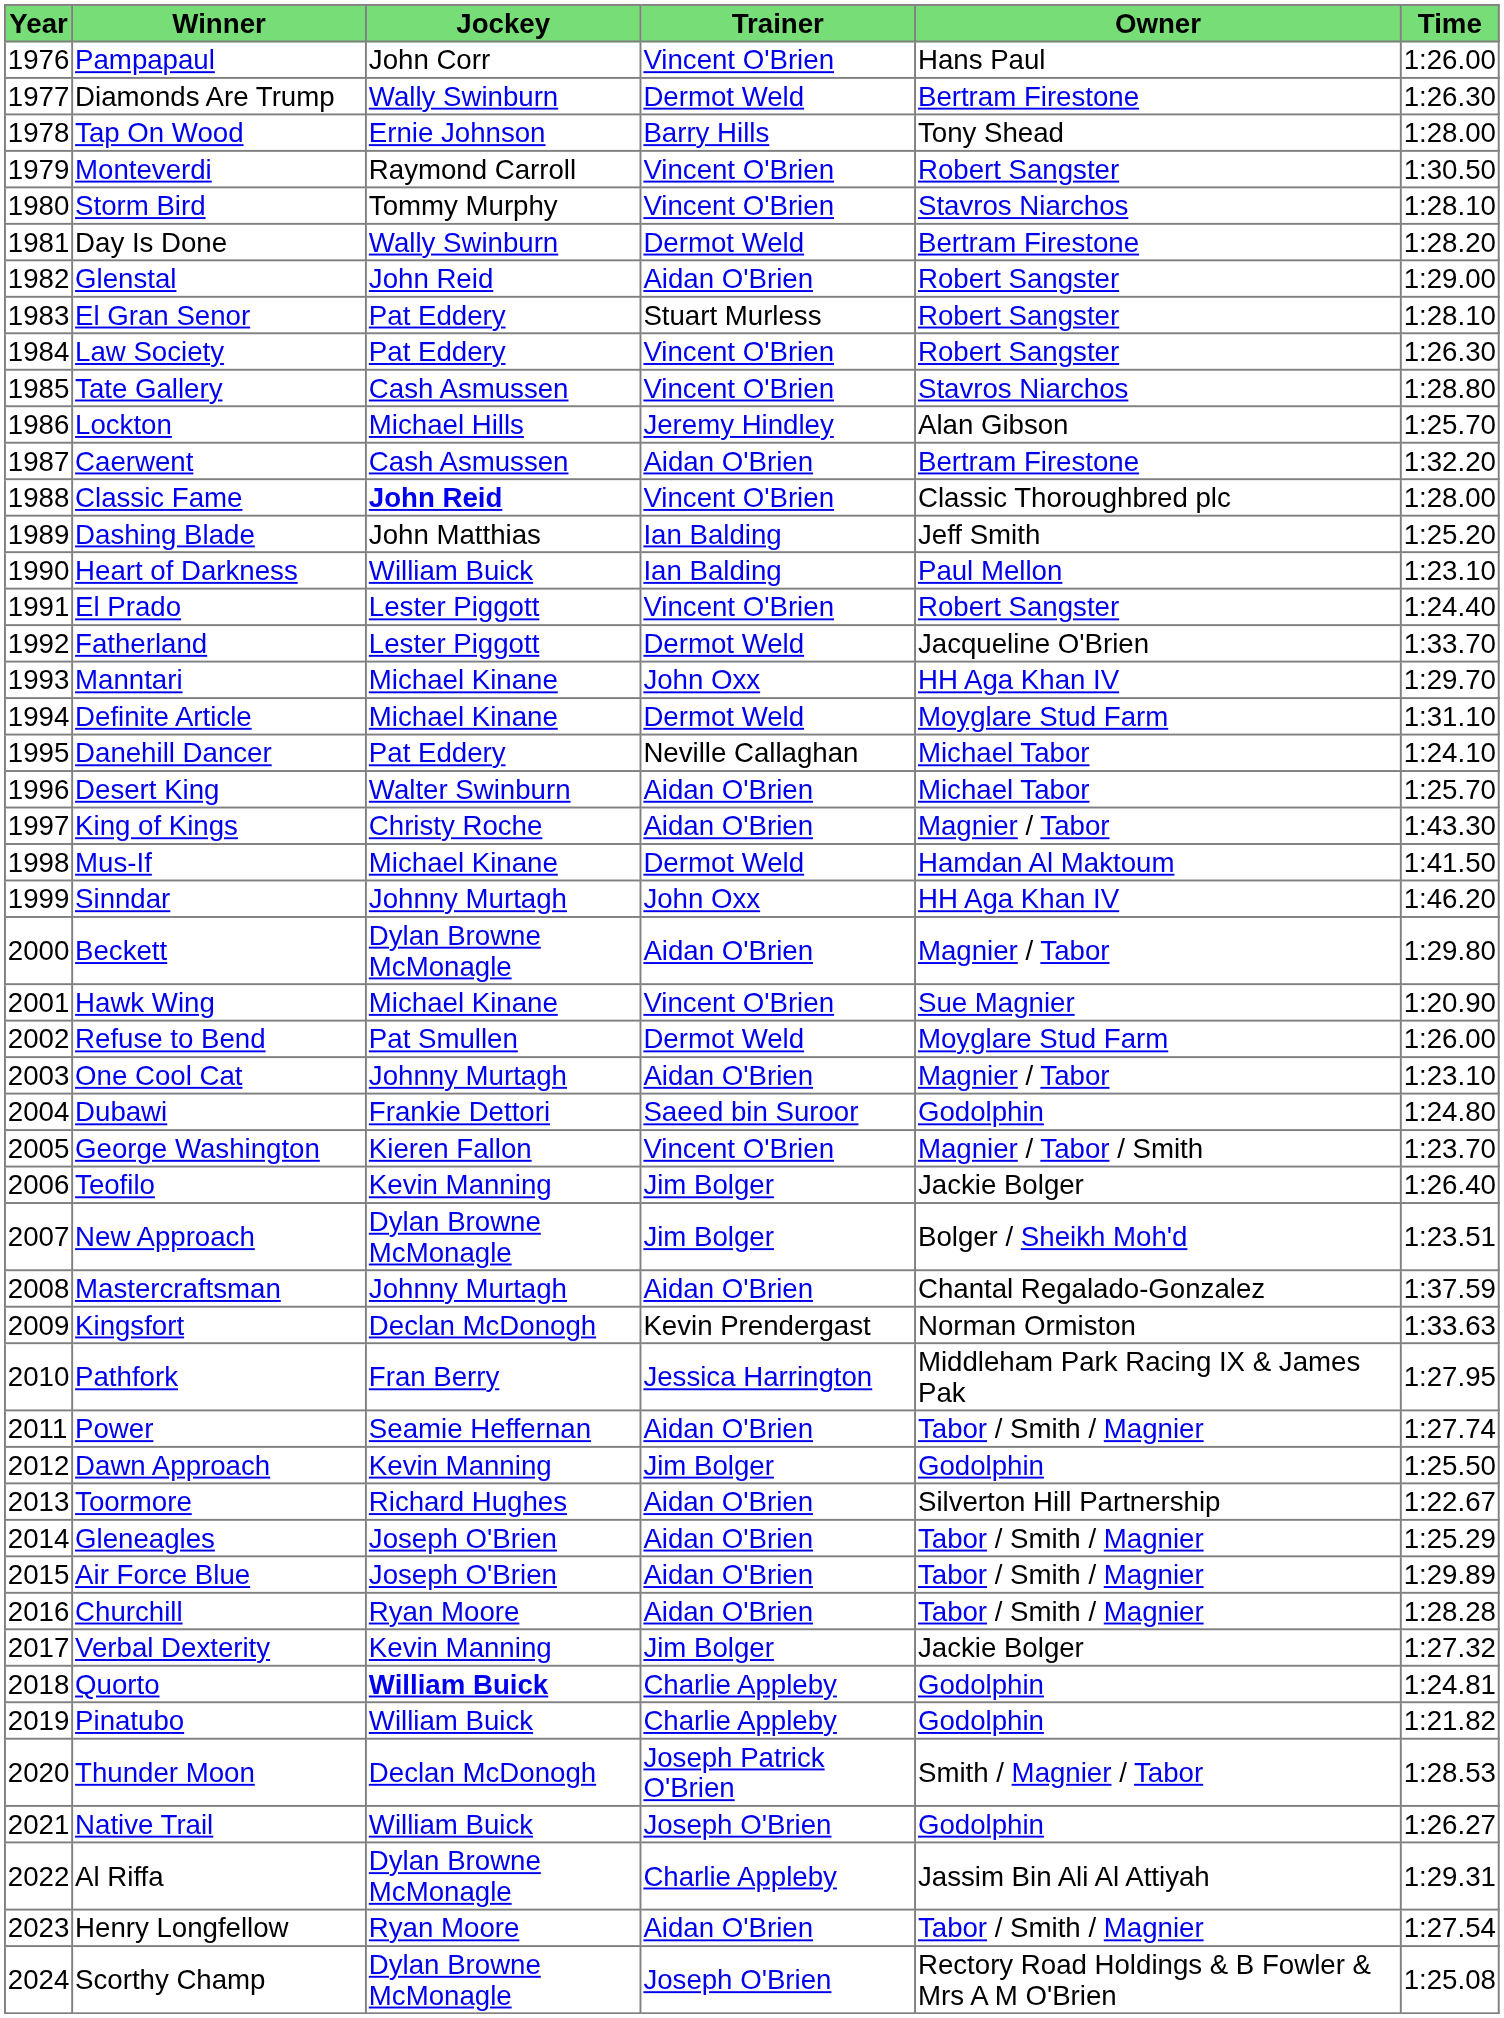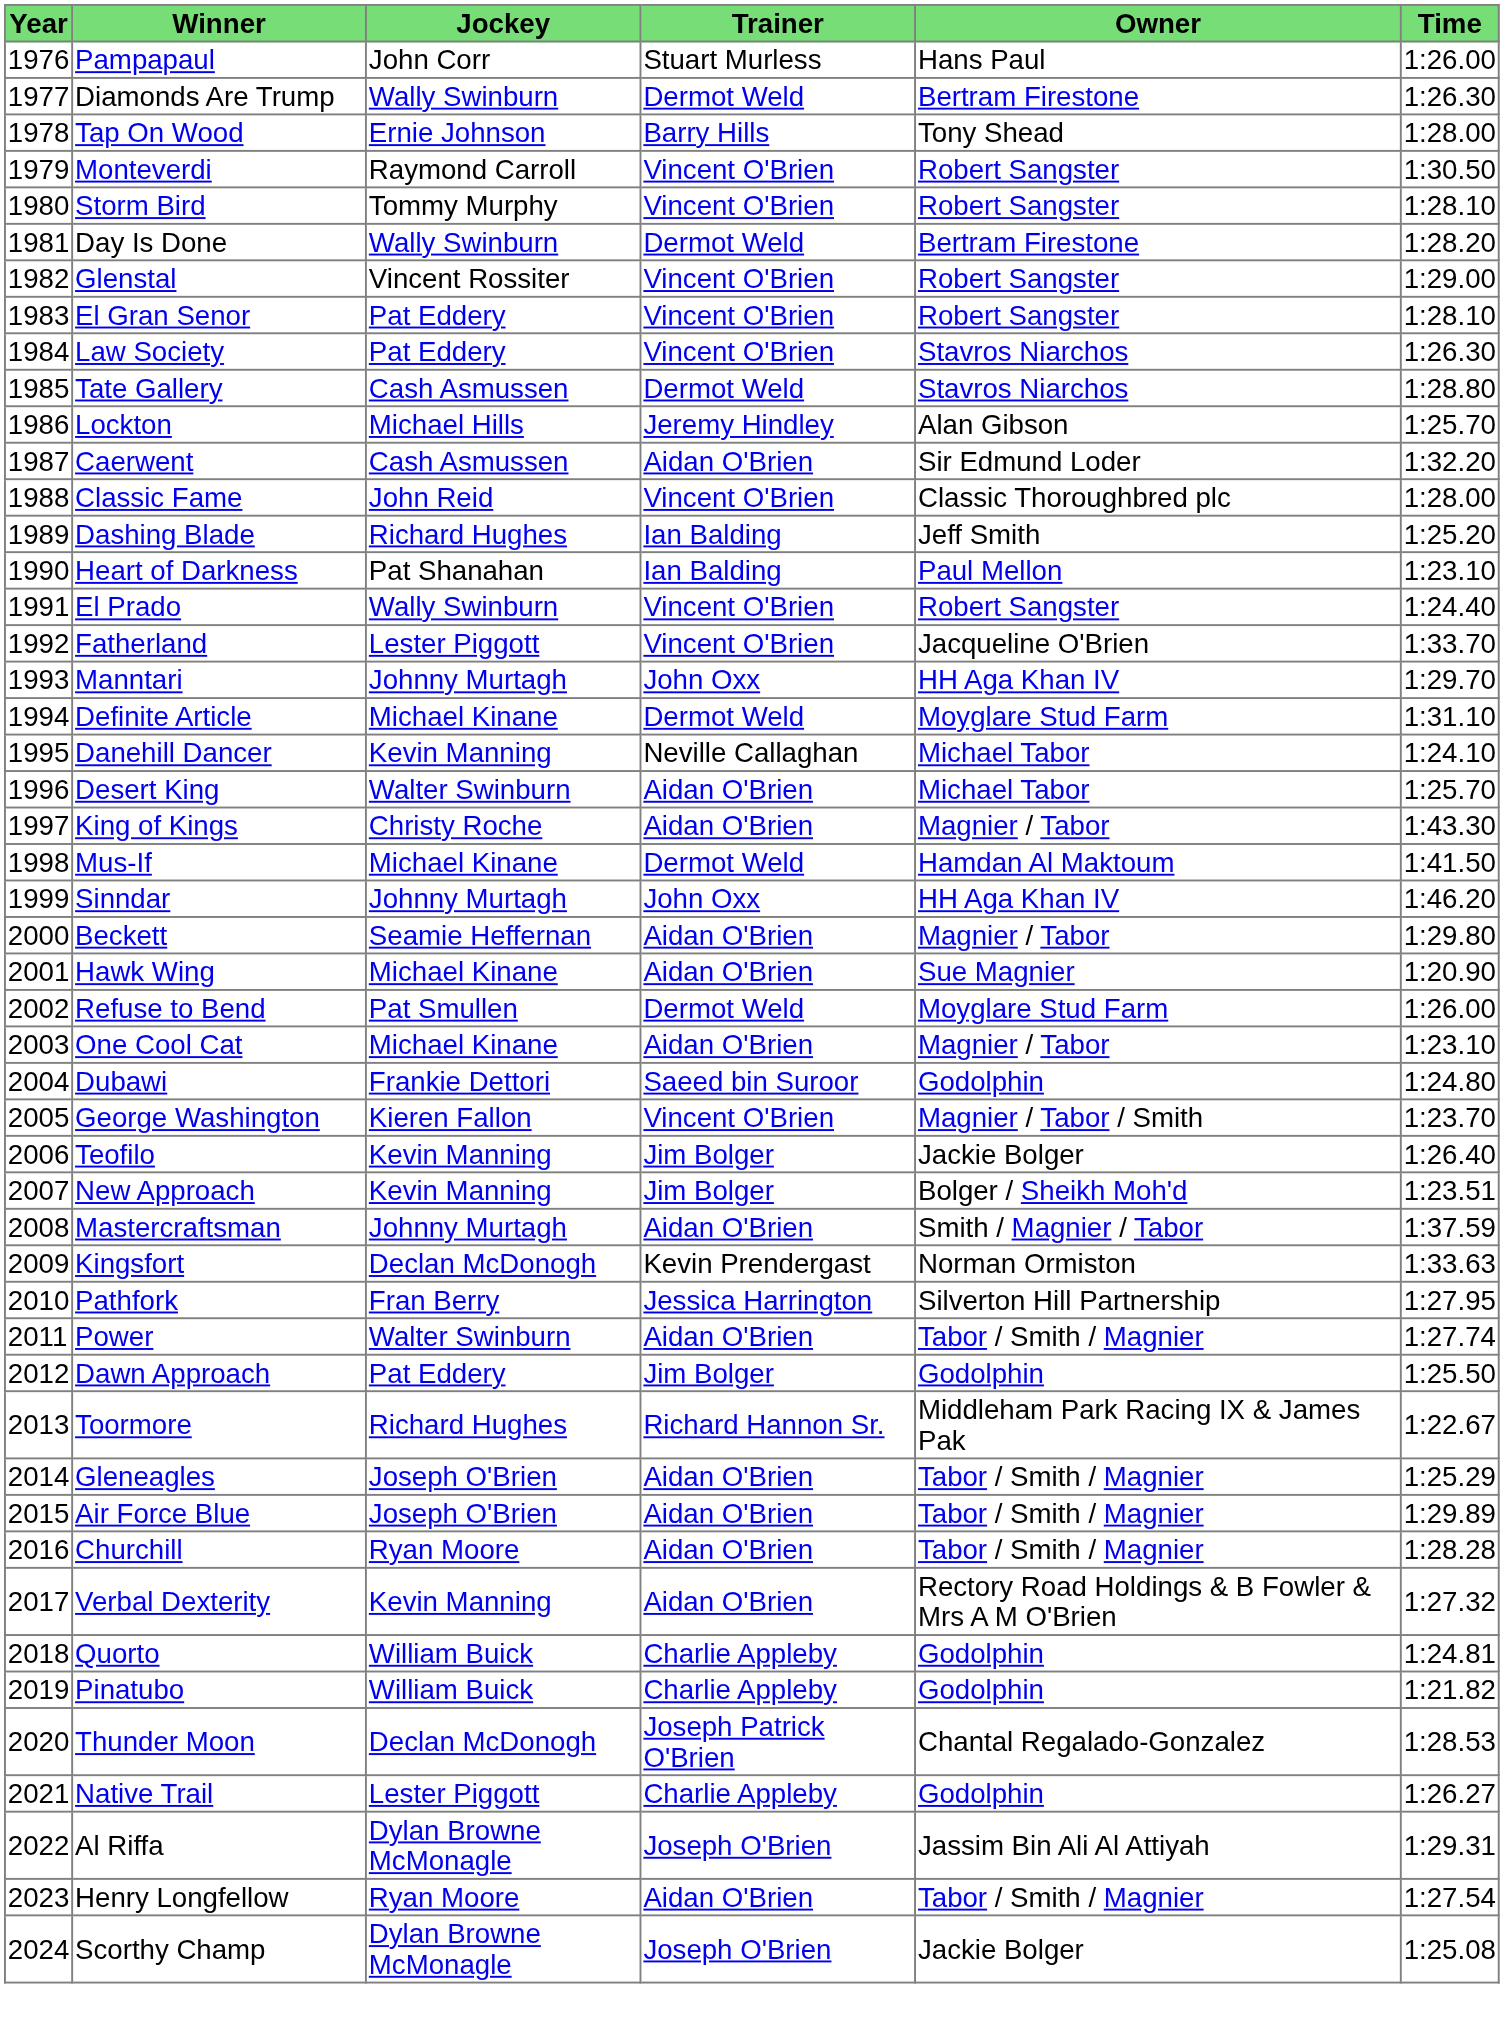(739, 60) Vincent O'Brien -> (732, 60) Stuart Murless
(1023, 206) Stavros Niarchos -> (1019, 206) Robert Sangster
(431, 279) John Reid -> (469, 279) Vincent Rossiter
(728, 279) Aidan O'Brien -> (739, 279) Vincent O'Brien
(732, 315) Stuart Murless -> (739, 315) Vincent O'Brien
(1019, 352) Robert Sangster -> (1023, 352) Stavros Niarchos
(739, 388) Vincent O'Brien -> (724, 388) Dermot Weld
(1029, 461) Bertram Firestone -> (1029, 461) Sir Edmund Loder
(436, 497) bold -> (431, 497) normal
(455, 534) John Matthias -> (468, 534) Richard Hughes
(451, 570) William Buick -> (456, 570) Pat Shanahan
(454, 607) Lester Piggott -> (464, 607) Wally Swinburn
(724, 643) Dermot Weld -> (739, 643) Vincent O'Brien
(463, 680) Michael Kinane -> (468, 680) Johnny Murtagh
(437, 753) Pat Eddery -> (460, 753) Kevin Manning
(455, 951) Dylan Browne McMonagle -> (480, 935) Seamie Heffernan
(739, 1002) Vincent O'Brien -> (728, 972) Aidan O'Brien
(468, 1075) Johnny Murtagh -> (463, 1045) Michael Kinane
(455, 1237) Dylan Browne McMonagle -> (460, 1191) Kevin Manning
(1092, 1288) Chantal Regalado-Gonzalez -> (1061, 1227) Smith / Magnier / Tabor
(1139, 1377) Middleham Park Racing IX & James Pak -> (1069, 1300) Silverton Hill Partnership
(480, 1429) Seamie Heffernan -> (470, 1336) Walter Swinburn
(460, 1465) Kevin Manning -> (437, 1373) Pat Eddery
(728, 1502) Aidan O'Brien -> (764, 1425) Richard Hannon Sr.
(1069, 1502) Silverton Hill Partnership -> (1139, 1425) Middleham Park Racing IX & James Pak
(709, 1648) Jim Bolger -> (728, 1601) Aidan O'Brien
(1001, 1648) Jackie Bolger -> (1144, 1601) Rectory Road Holdings & B Fowler & Mrs A M O'Brien
(459, 1684) bold -> (451, 1653) normal
(1061, 1772) Smith / Magnier / Tabor -> (1092, 1742) Chantal Regalado-Gonzalez
(451, 1824) William Buick -> (454, 1793) Lester Piggott
(737, 1824) Joseph O'Brien -> (740, 1793) Charlie Appleby
(740, 1876) Charlie Appleby -> (737, 1845) Joseph O'Brien
(1144, 1980) Rectory Road Holdings & B Fowler & Mrs A M O'Brien -> (1001, 1949) Jackie Bolger
